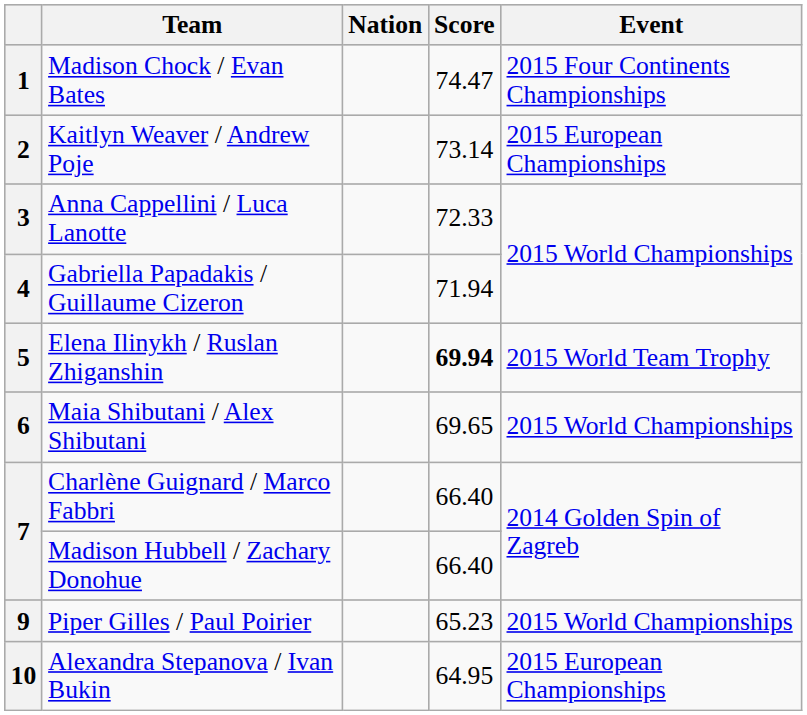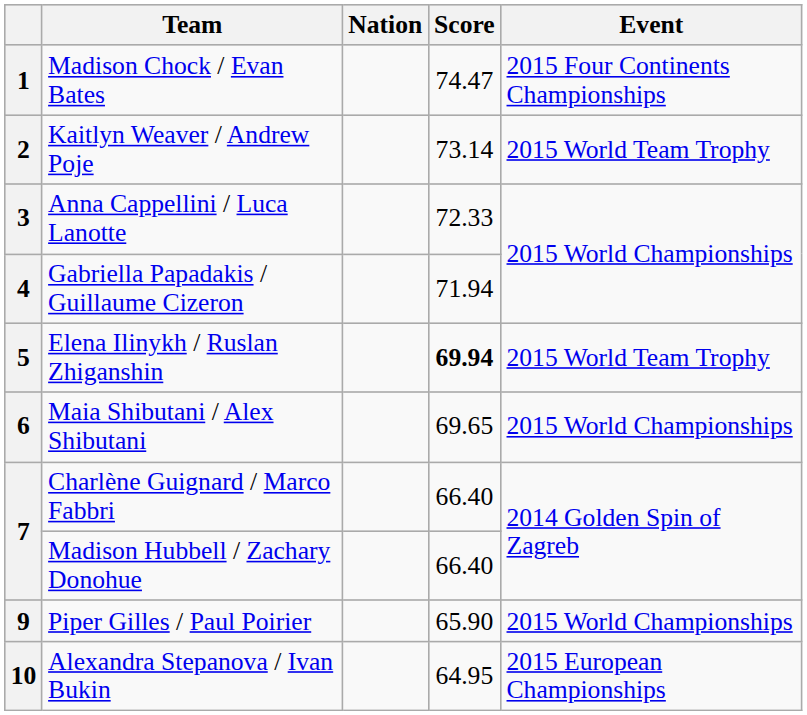(586, 149) 2015 European Championships -> (638, 149) 2015 World Team Trophy
(464, 620) 65.23 -> (464, 620) 65.90
